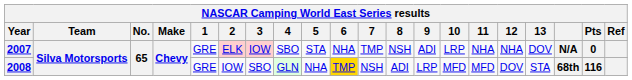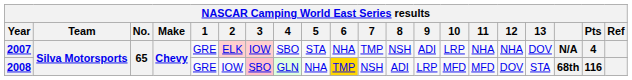(593, 49) 0 -> (593, 49) 4
(260, 67) no background -> (260, 67) pink background
